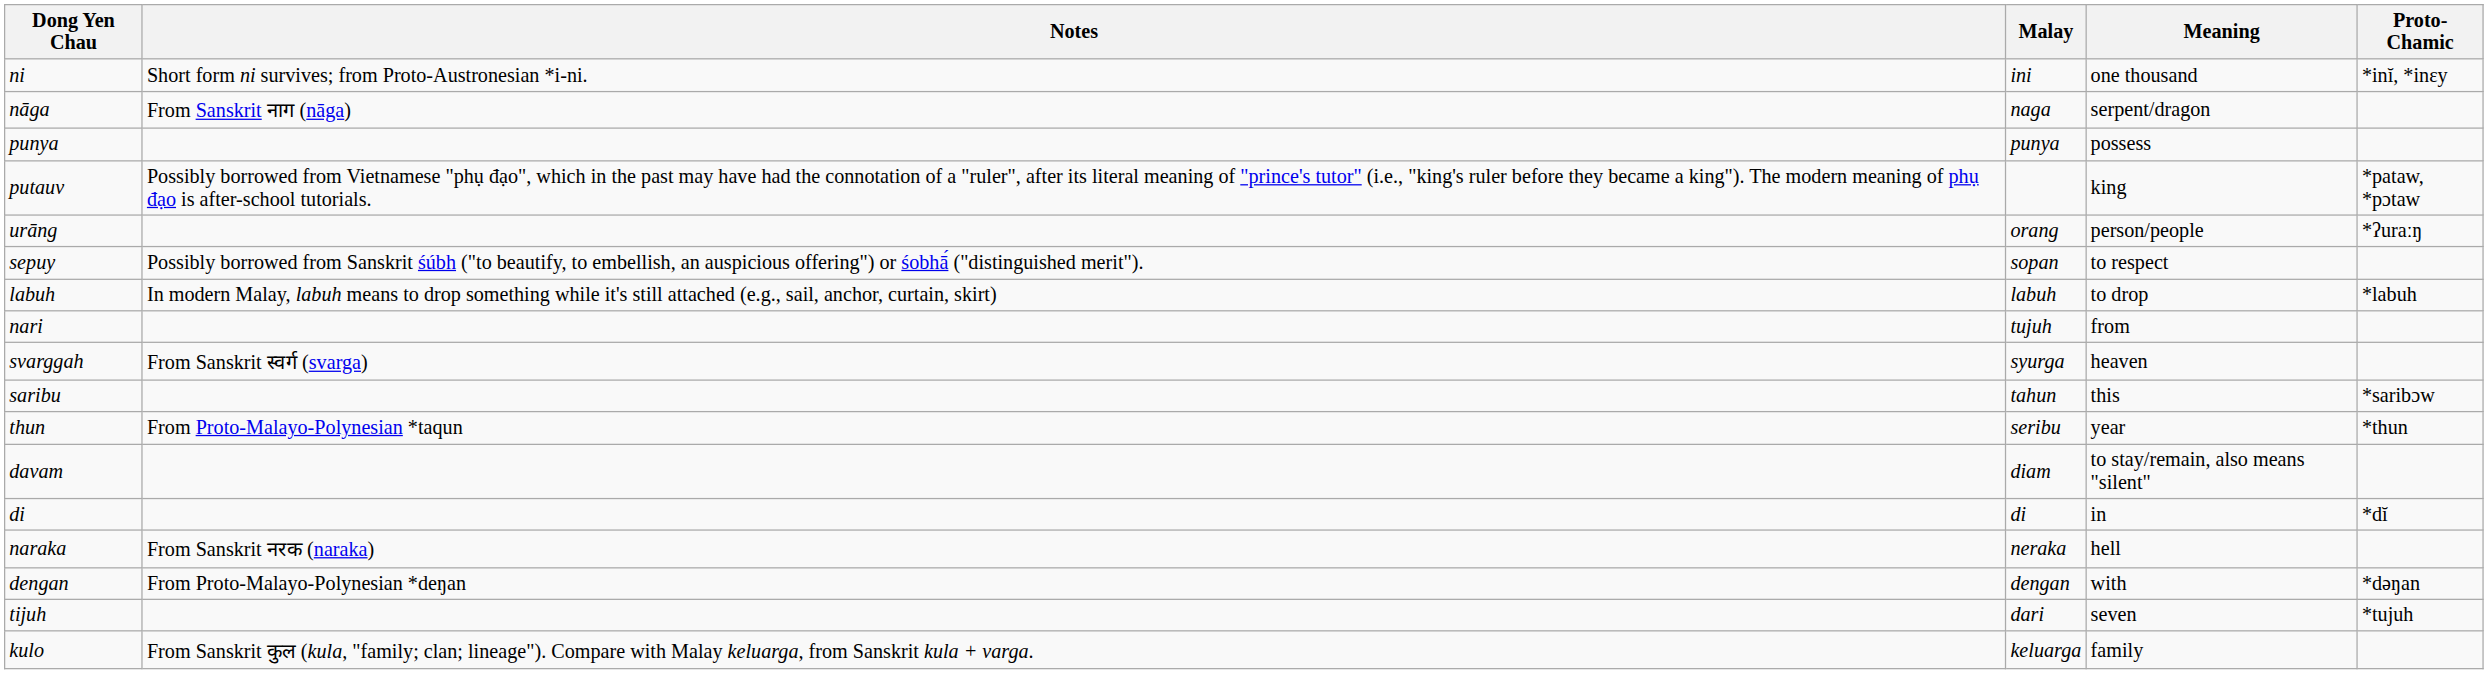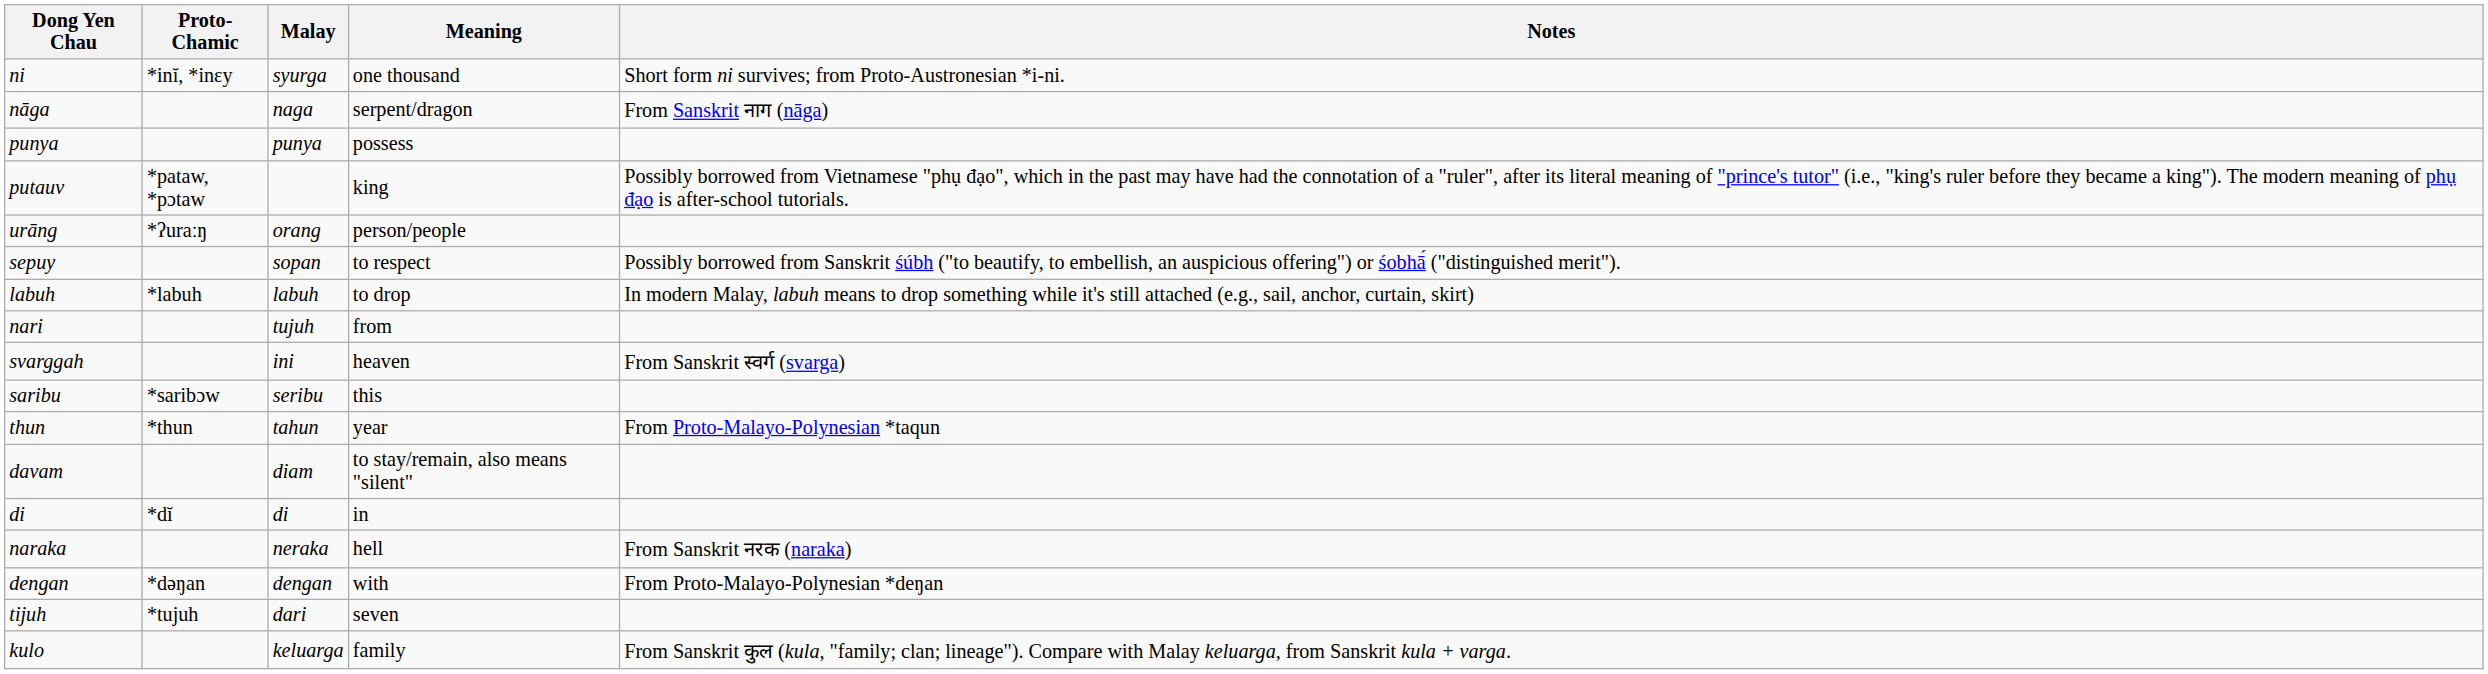columns swapped: (2420, 31) <-> (1074, 31)
(2021, 75) ini -> (300, 75) syurga
(2037, 361) syurga -> (283, 361) ini
(2033, 395) tahun -> (298, 395) seribu
(2036, 427) seribu -> (296, 427) tahun
